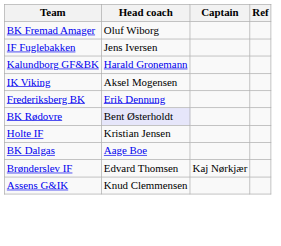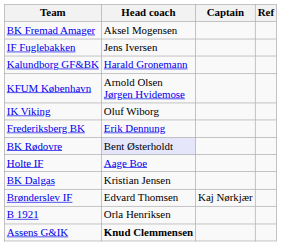(131, 30) Oluf Wiborg -> (141, 30) Aksel Mogensen
+ row: (49, 88)
(141, 82) Aksel Mogensen -> (131, 111) Oluf Wiborg
(137, 133) Kristian Jensen -> (125, 163) Aage Boe
(125, 151) Aage Boe -> (137, 180) Kristian Jensen
+ row: (23, 215)
(146, 185) normal -> (148, 232) bold
